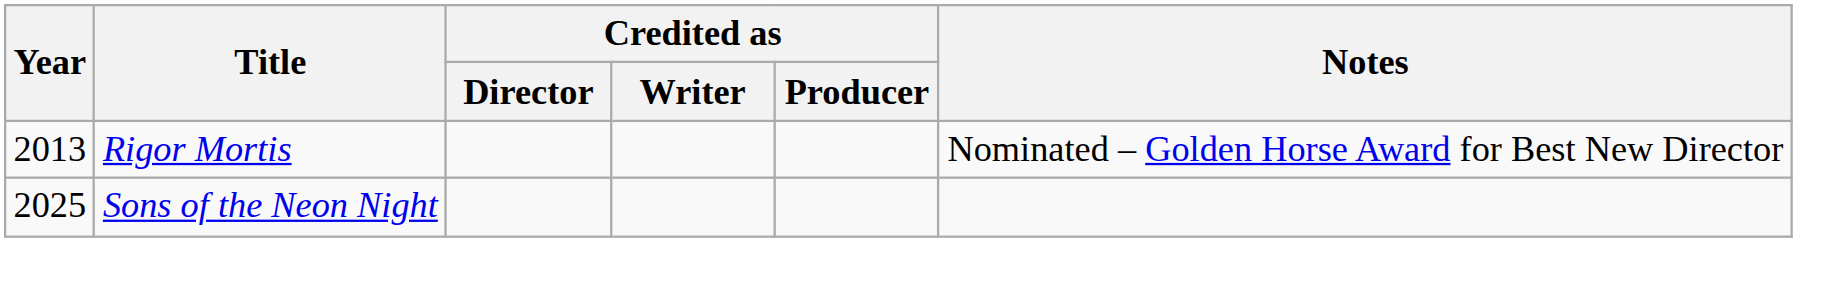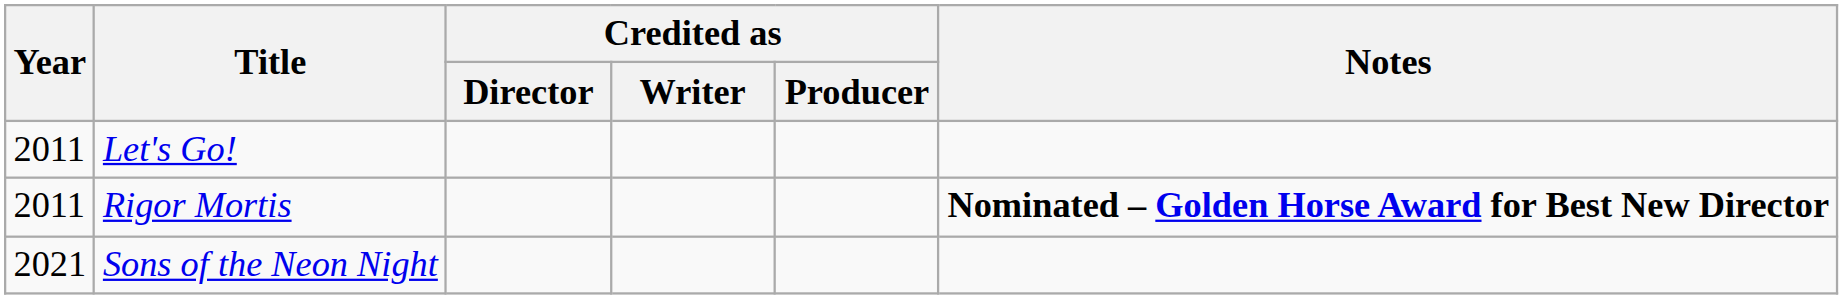+ row: (170, 148)
(50, 148) 2013 -> (49, 206) 2011
(1365, 148) normal -> (1388, 206) bold
(50, 206) 2025 -> (50, 263) 2021
